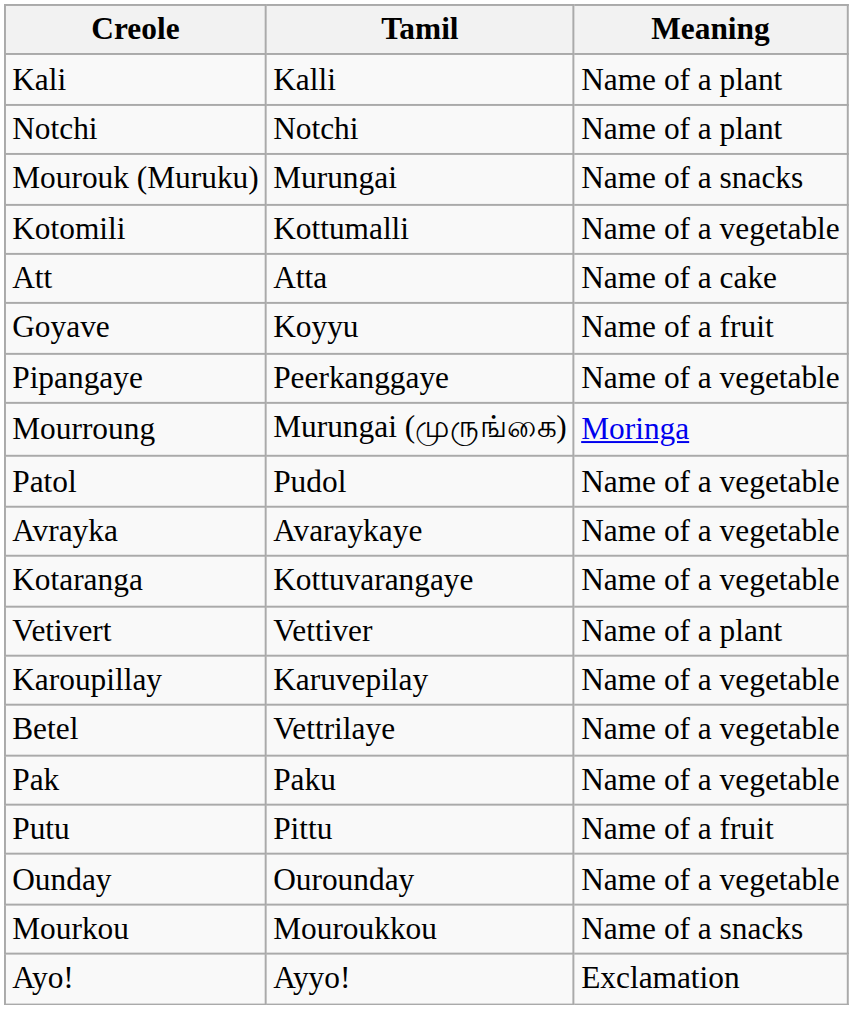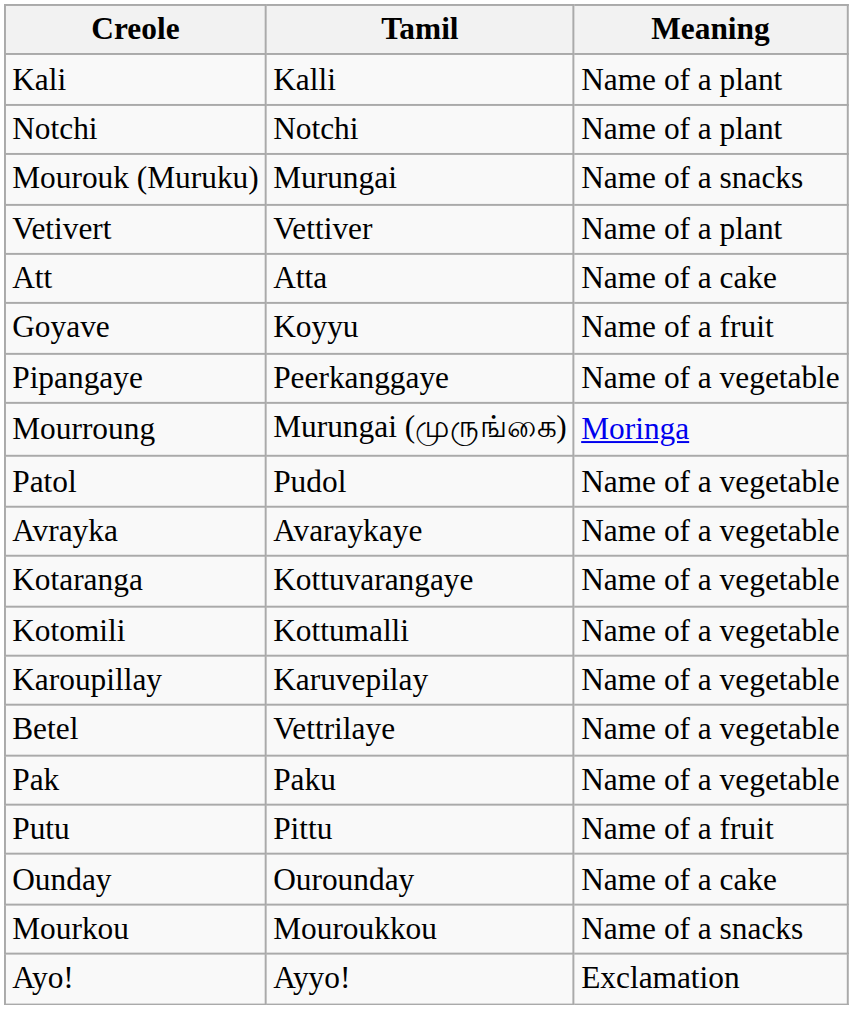rows swapped: (62, 630) <-> (69, 228)
(710, 878) Name of a vegetable -> (679, 878) Name of a cake
